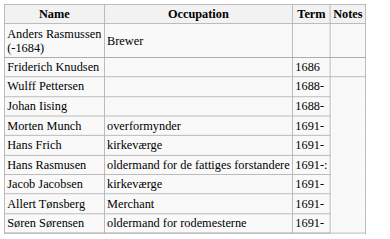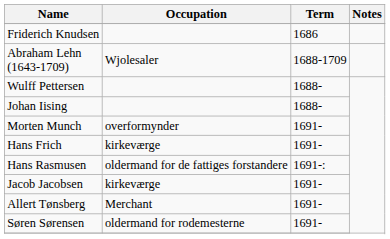- row: (54, 40)
+ row: (44, 60)
